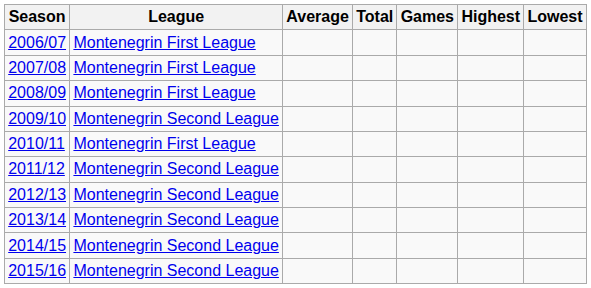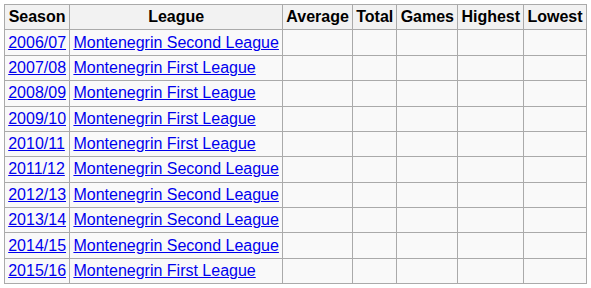(165, 42) Montenegrin First League -> (176, 42) Montenegrin Second League
(176, 118) Montenegrin Second League -> (165, 118) Montenegrin First League
(176, 270) Montenegrin Second League -> (165, 270) Montenegrin First League
